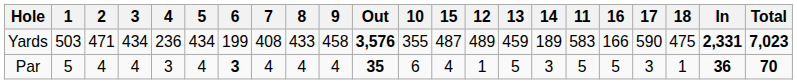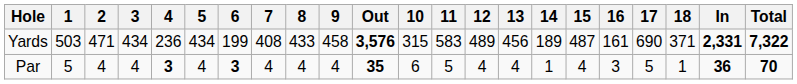columns swapped: (582, 16) <-> (449, 16)
(415, 41) 355 -> (415, 41) 315
(515, 41) 459 -> (515, 41) 456
(616, 41) 166 -> (616, 41) 161
(649, 41) 590 -> (649, 41) 690
(682, 41) 475 -> (682, 41) 371
(769, 41) 7,023 -> (769, 41) 7,322
(168, 66) normal -> (168, 66) bold
(482, 66) 1 -> (482, 66) 4
(515, 66) 5 -> (515, 66) 4
(549, 66) 3 -> (549, 66) 1
(616, 66) 5 -> (616, 66) 3
(649, 66) 3 -> (649, 66) 5
